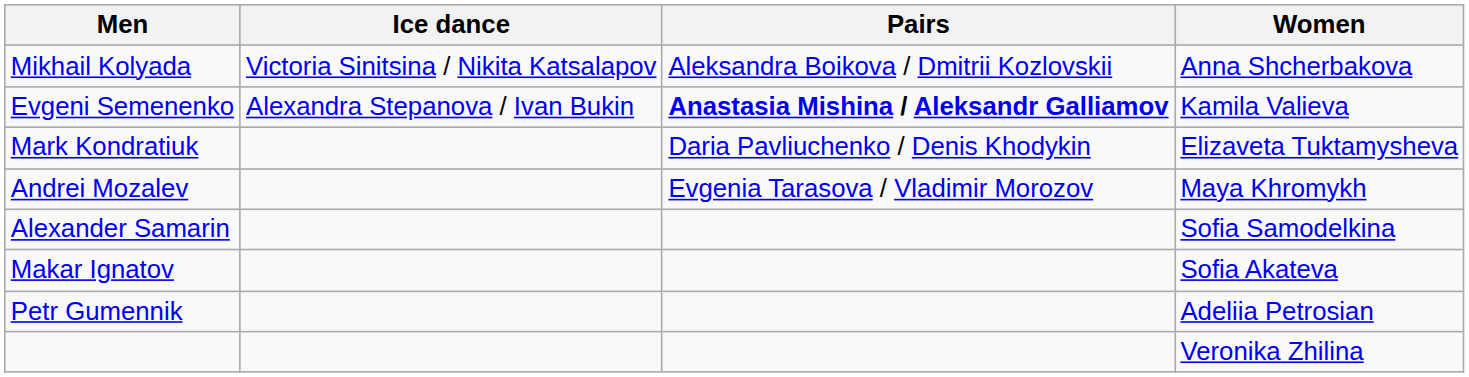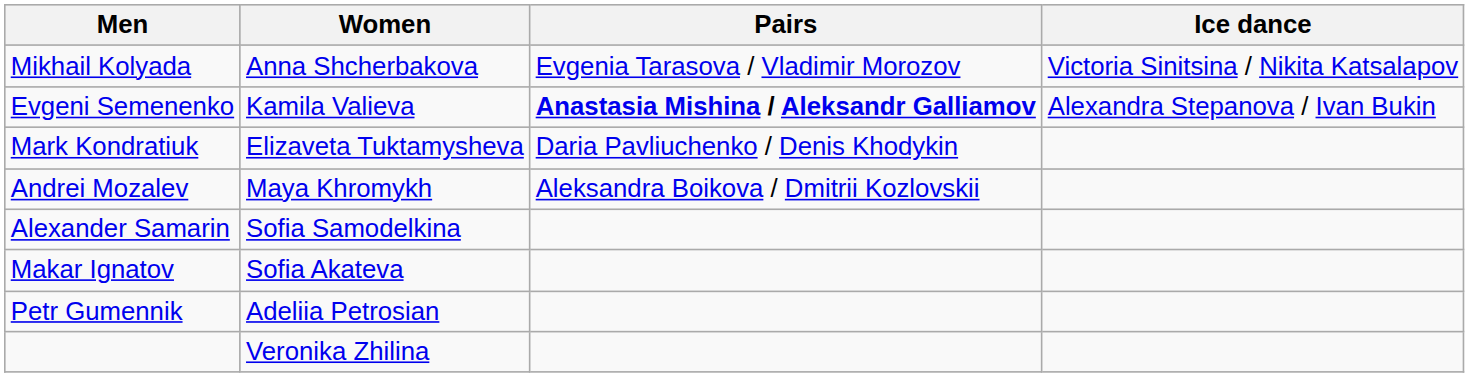columns swapped: (1319, 24) <-> (451, 24)
(890, 65) Aleksandra Boikova / Dmitrii Kozlovskii -> (748, 65) Evgenia Tarasova / Vladimir Morozov
(881, 188) Evgenia Tarasova / Vladimir Morozov -> (758, 188) Aleksandra Boikova / Dmitrii Kozlovskii
